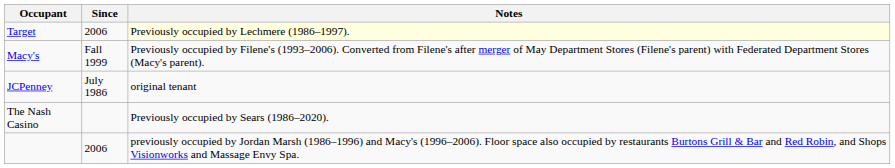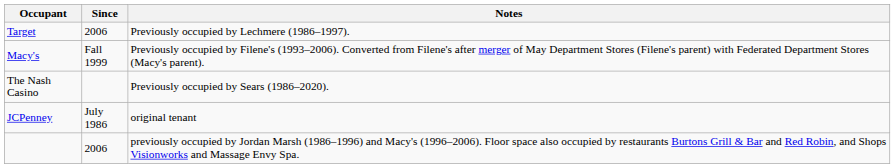(240, 31) lightyellow background -> (240, 31) no background
rows swapped: (29, 117) <-> (30, 86)
